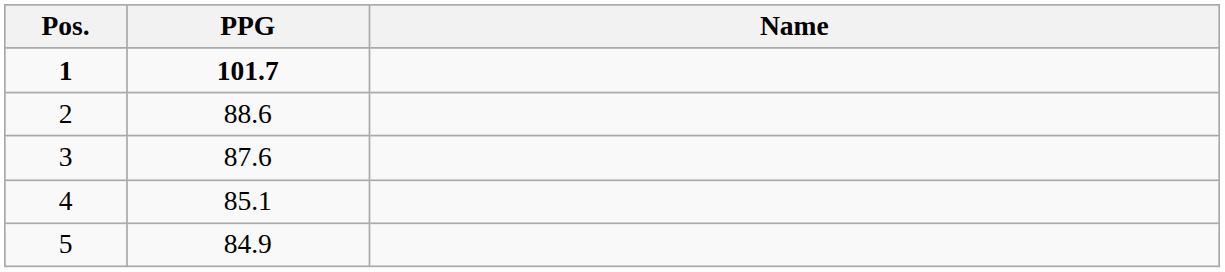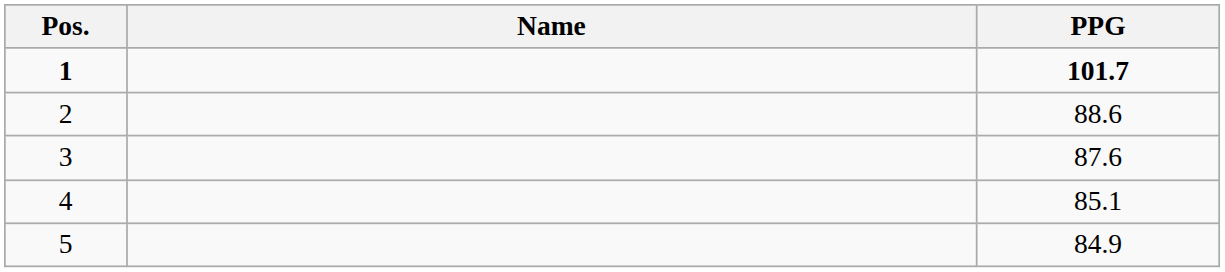columns swapped: (794, 26) <-> (248, 26)
